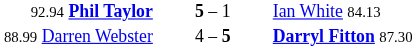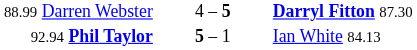rows swapped: (92, 11) <-> (78, 36)
